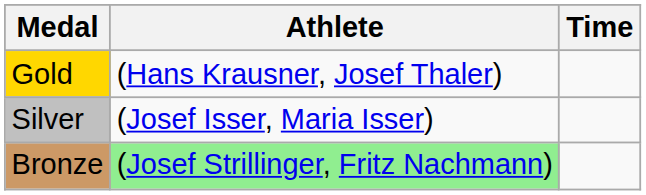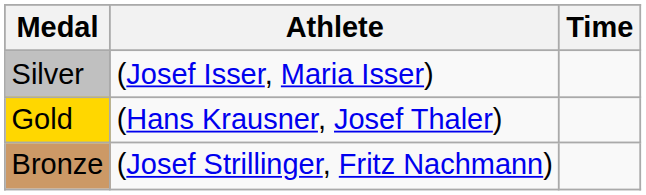rows swapped: (42, 73) <-> (48, 119)
(335, 165) lightgreen background -> (335, 165) no background
